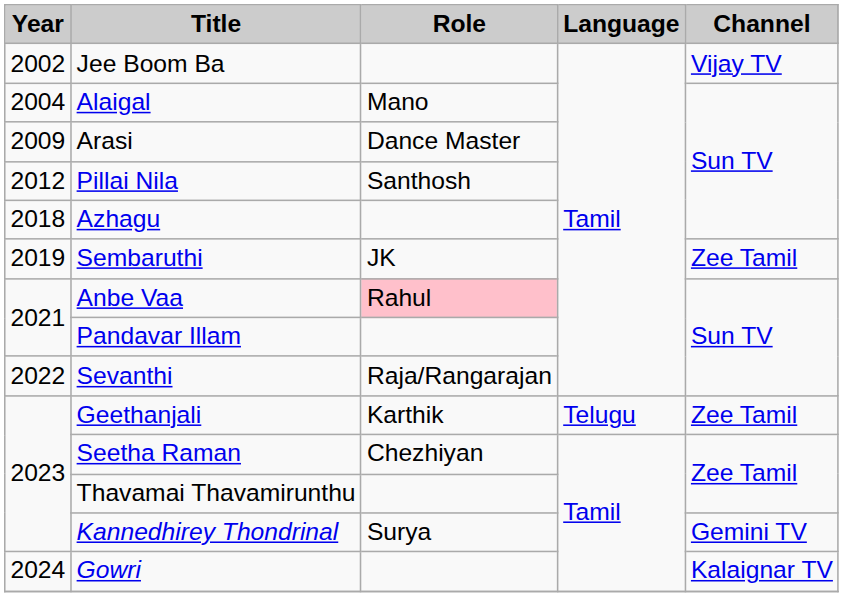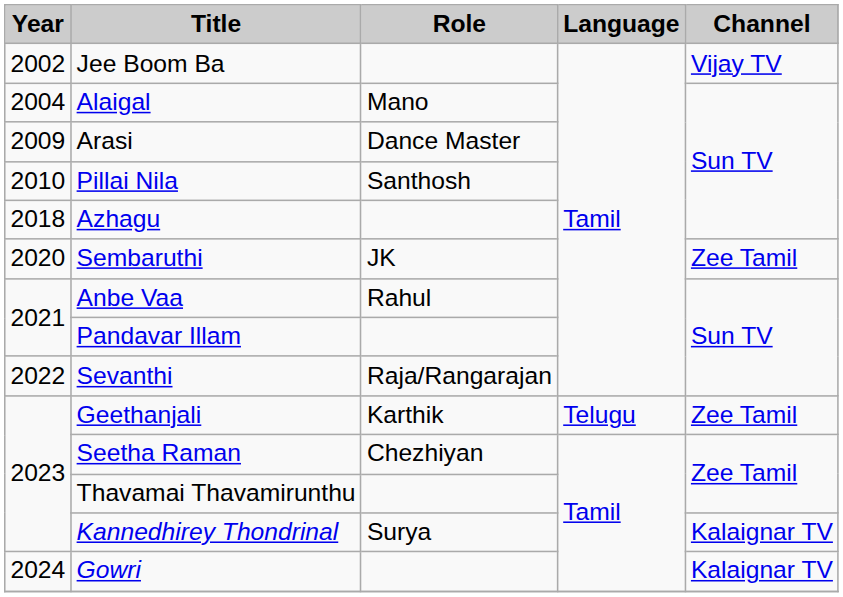(38, 180) 2012 -> (38, 180) 2010
(38, 258) 2019 -> (38, 258) 2020
(399, 297) pink background -> (399, 297) no background
(749, 532) Gemini TV -> (762, 532) Kalaignar TV
